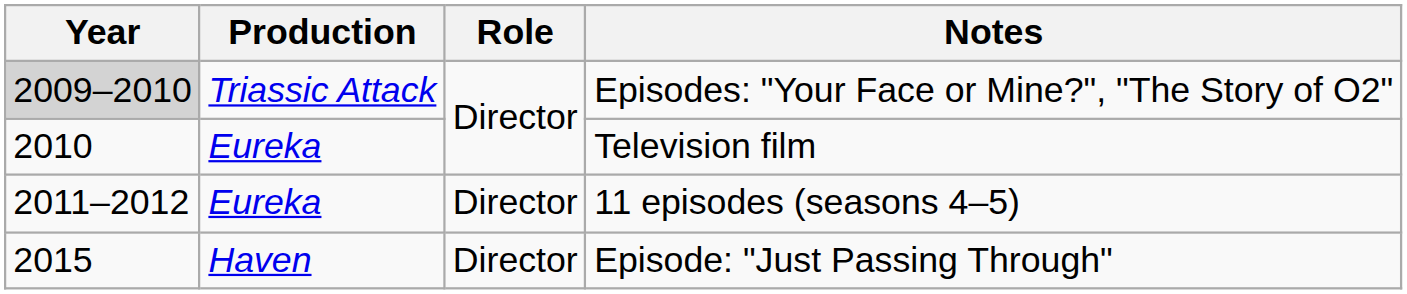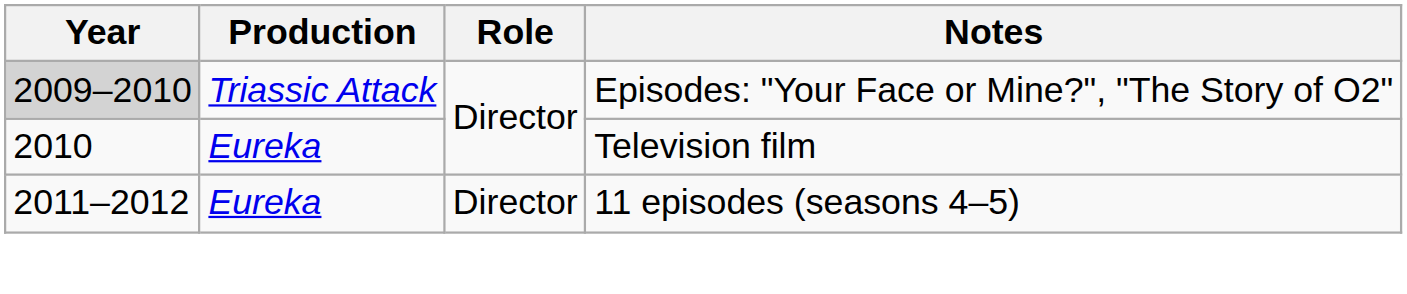- row: (853, 259)
